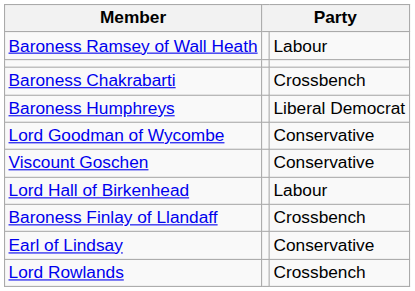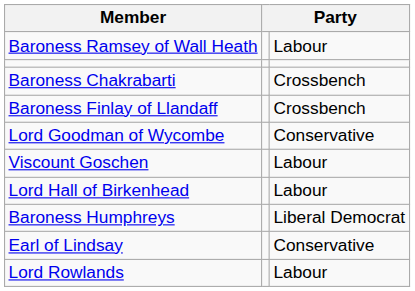rows swapped: (113, 218) <-> (92, 108)
(324, 163) Conservative -> (300, 163) Labour
(320, 272) Crossbench -> (300, 272) Labour
